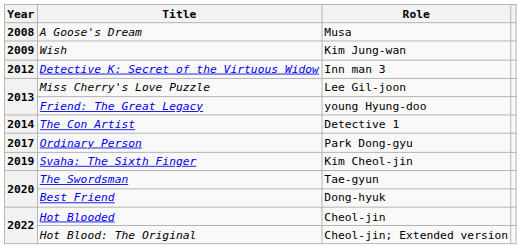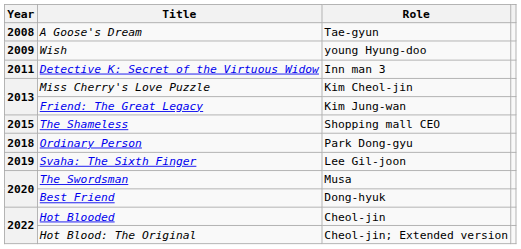(338, 32) Musa -> (352, 32) Tae-gyun
(365, 51) Kim Jung-wan -> (375, 51) young Hyung-doo
(21, 69) 2012 -> (21, 69) 2011
(365, 87) Lee Gil-joon -> (369, 87) Kim Cheol-jin
(375, 106) young Hyung-doo -> (365, 106) Kim Jung-wan
- row: (87, 124)
+ row: (84, 124)
(21, 143) 2017 -> (21, 143) 2018
(369, 161) Kim Cheol-jin -> (365, 161) Lee Gil-joon
(352, 180) Tae-gyun -> (338, 180) Musa
